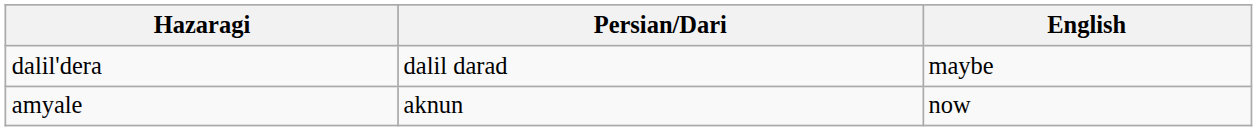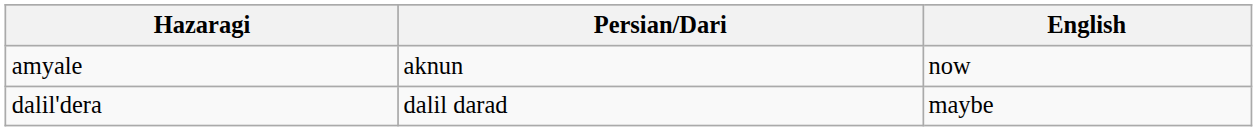rows swapped: (47, 105) <-> (57, 65)
